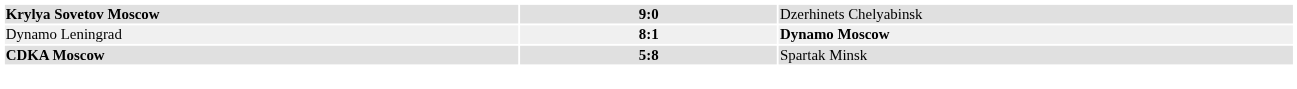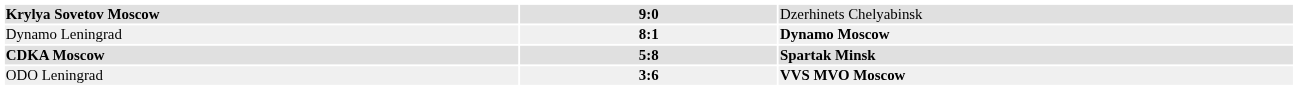(824, 55) normal -> (828, 55) bold
+ row: (54, 75)
